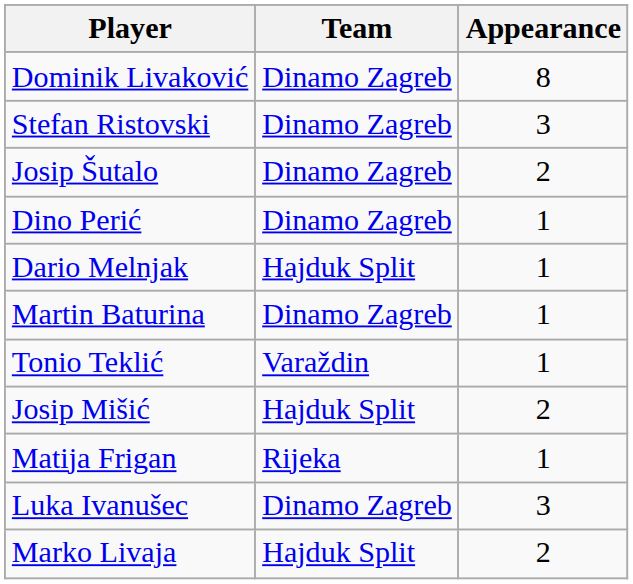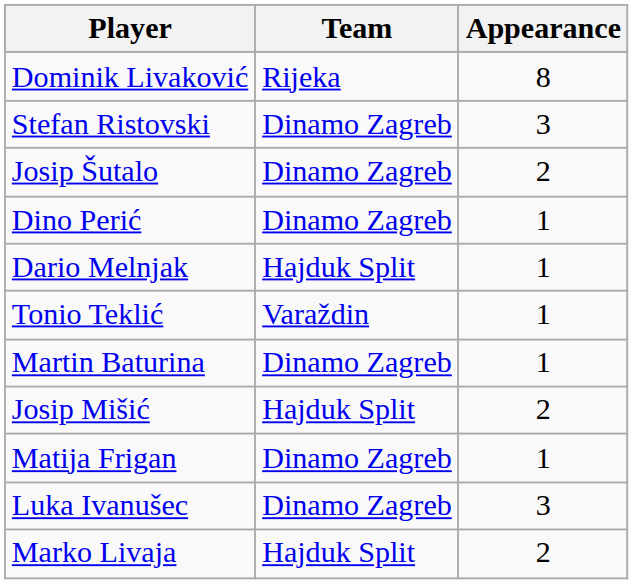(357, 76) Dinamo Zagreb -> (301, 76) Rijeka
rows swapped: (88, 362) <-> (108, 314)
(301, 457) Rijeka -> (357, 457) Dinamo Zagreb
